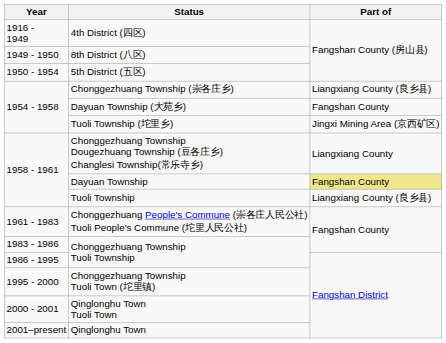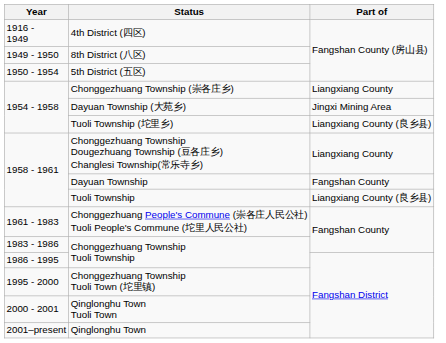(372, 89) Liangxiang County (良乡县) -> (352, 89) Liangxiang County
(351, 107) Fangshan County -> (352, 107) Jingxi Mining Area
(376, 124) Jingxi Mining Area (京西矿区) -> (372, 124) Liangxiang County (良乡县)
(351, 181) khaki background -> (351, 181) no background
